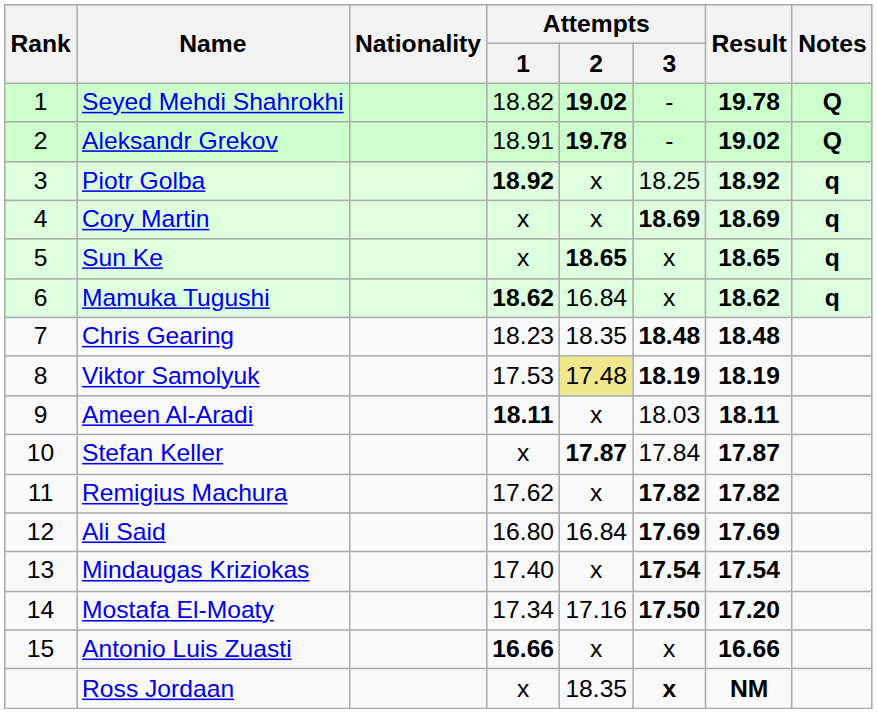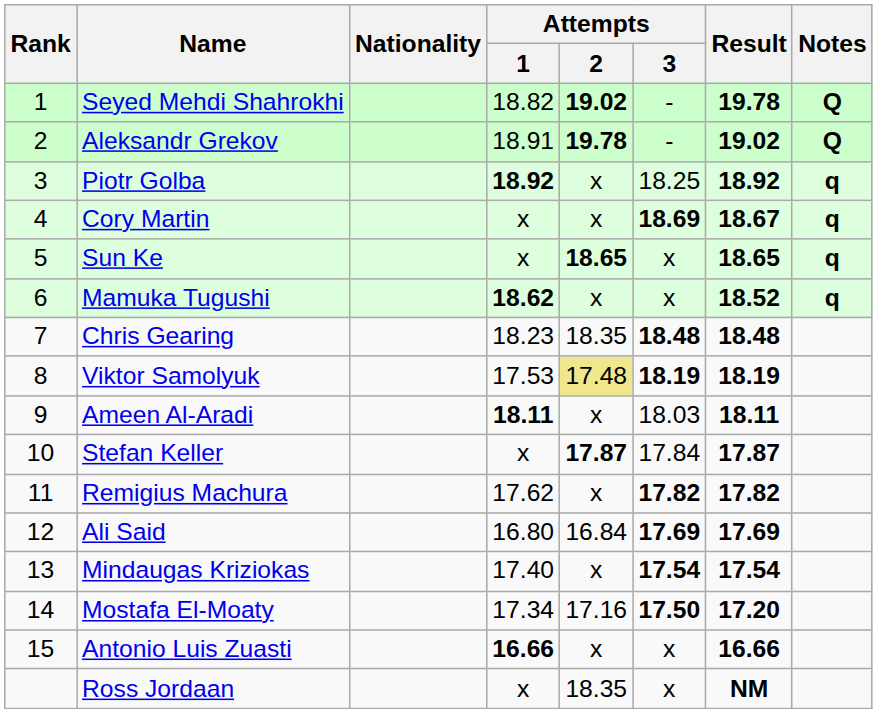(749, 219) 18.69 -> (749, 219) 18.67
(596, 297) 16.84 -> (596, 297) x
(749, 297) 18.62 -> (749, 297) 18.52
(669, 688) bold -> (669, 688) normal
